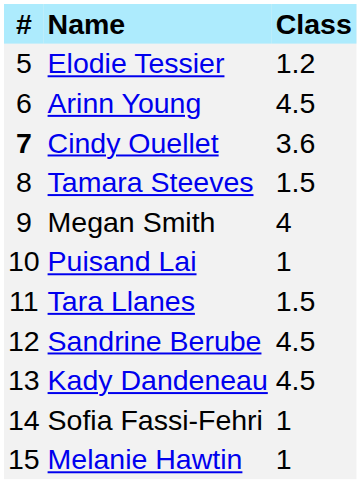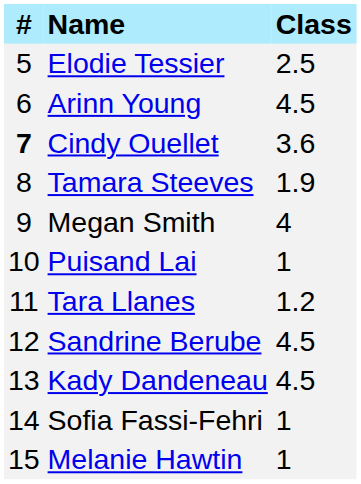(296, 63) 1.2 -> (296, 63) 2.5
(296, 182) 1.5 -> (296, 182) 1.9
(296, 301) 1.5 -> (296, 301) 1.2
